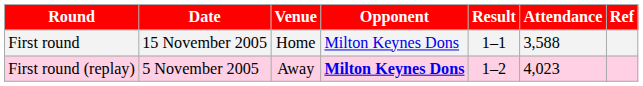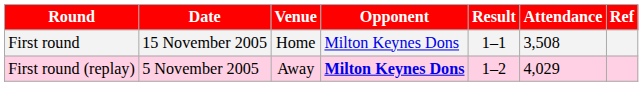(542, 42) 3,588 -> (542, 42) 3,508
(542, 68) 4,023 -> (542, 68) 4,029
